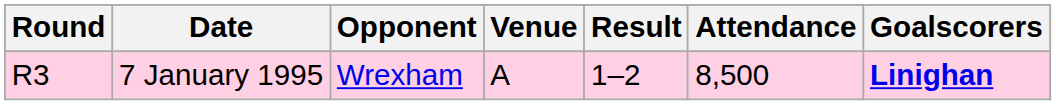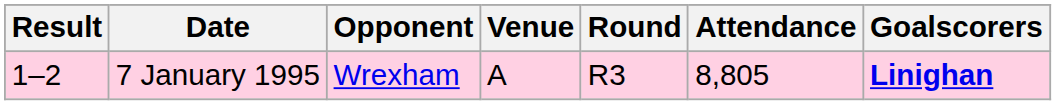columns swapped: (59, 27) <-> (636, 27)
(732, 74) 8,500 -> (732, 74) 8,805
